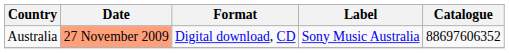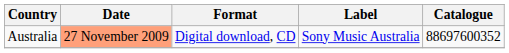(463, 36) 88697606352 -> (463, 36) 88697600352
